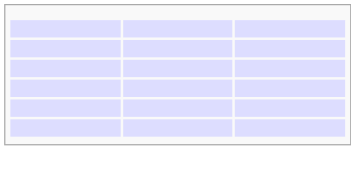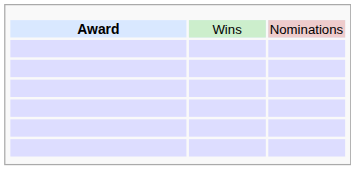+ row: (98, 29)
